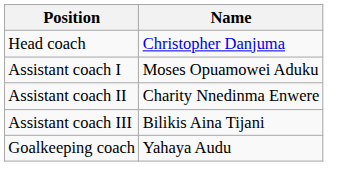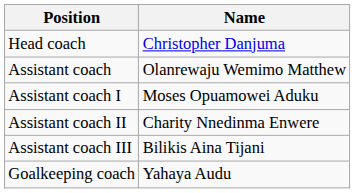+ row: (60, 69)
